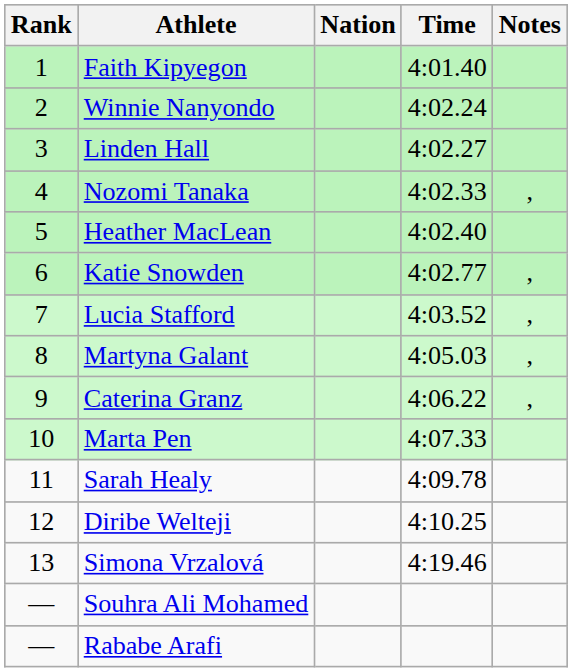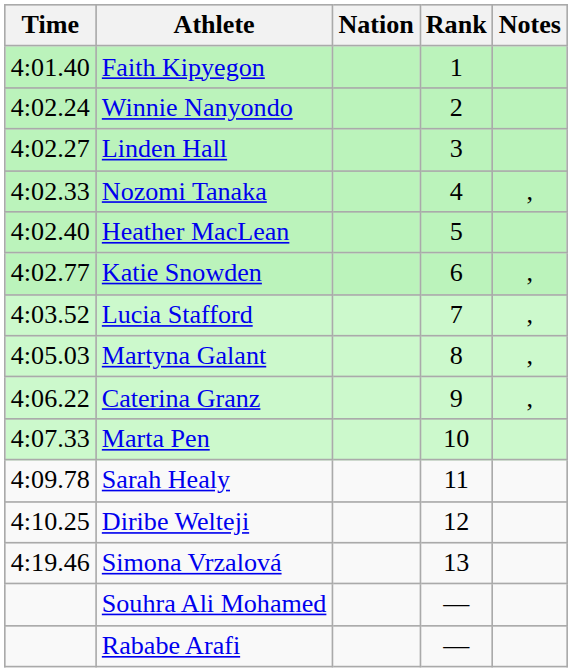columns swapped: (41, 25) <-> (447, 25)
